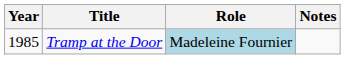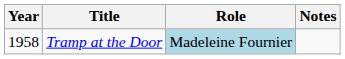(24, 41) 1985 -> (24, 41) 1958
